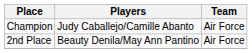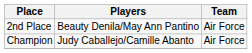rows swapped: (30, 26) <-> (29, 41)
